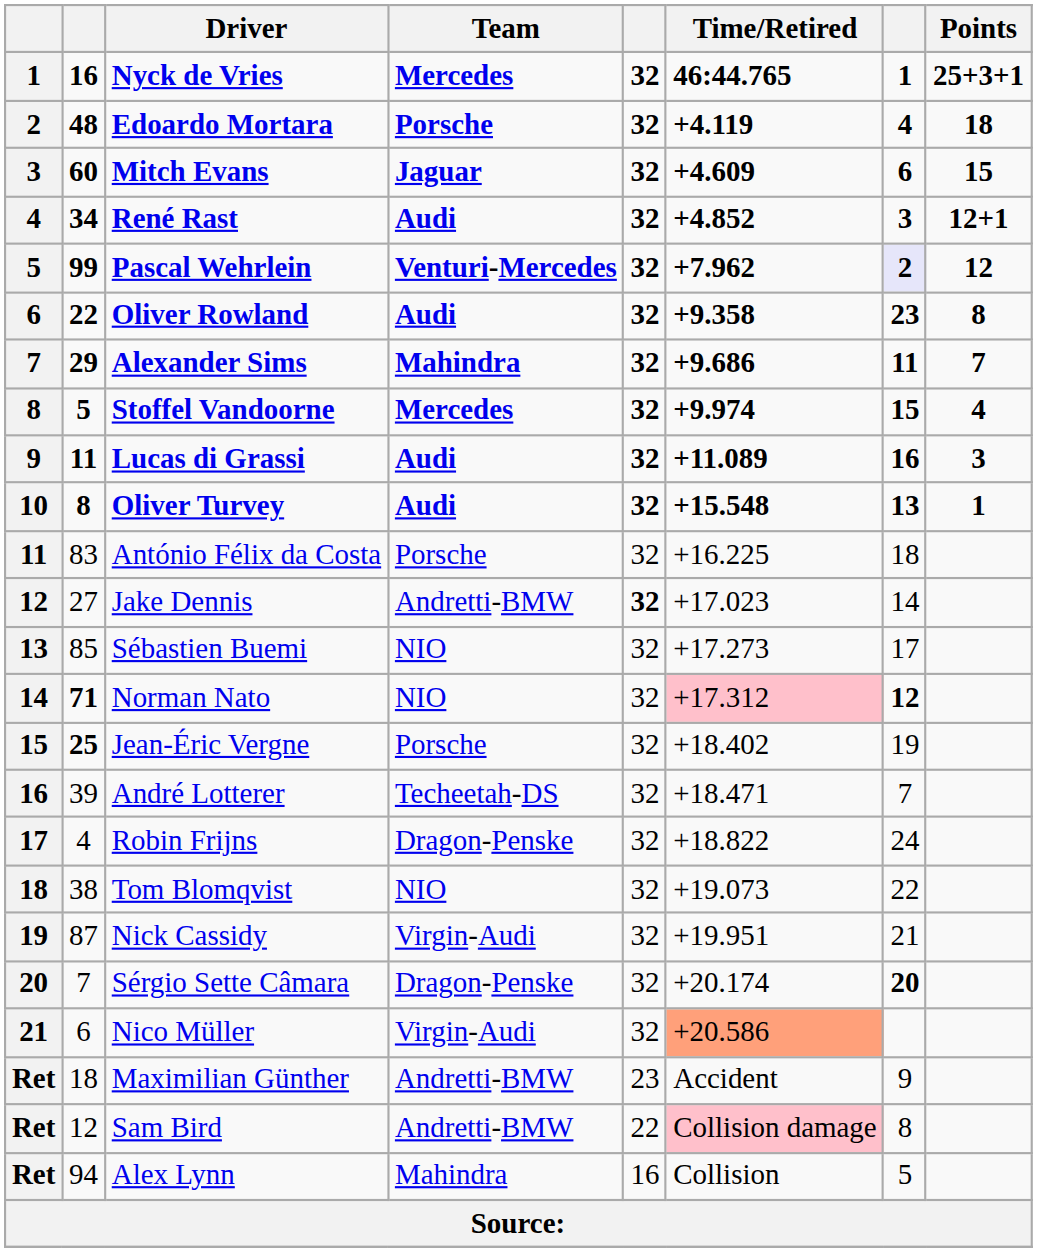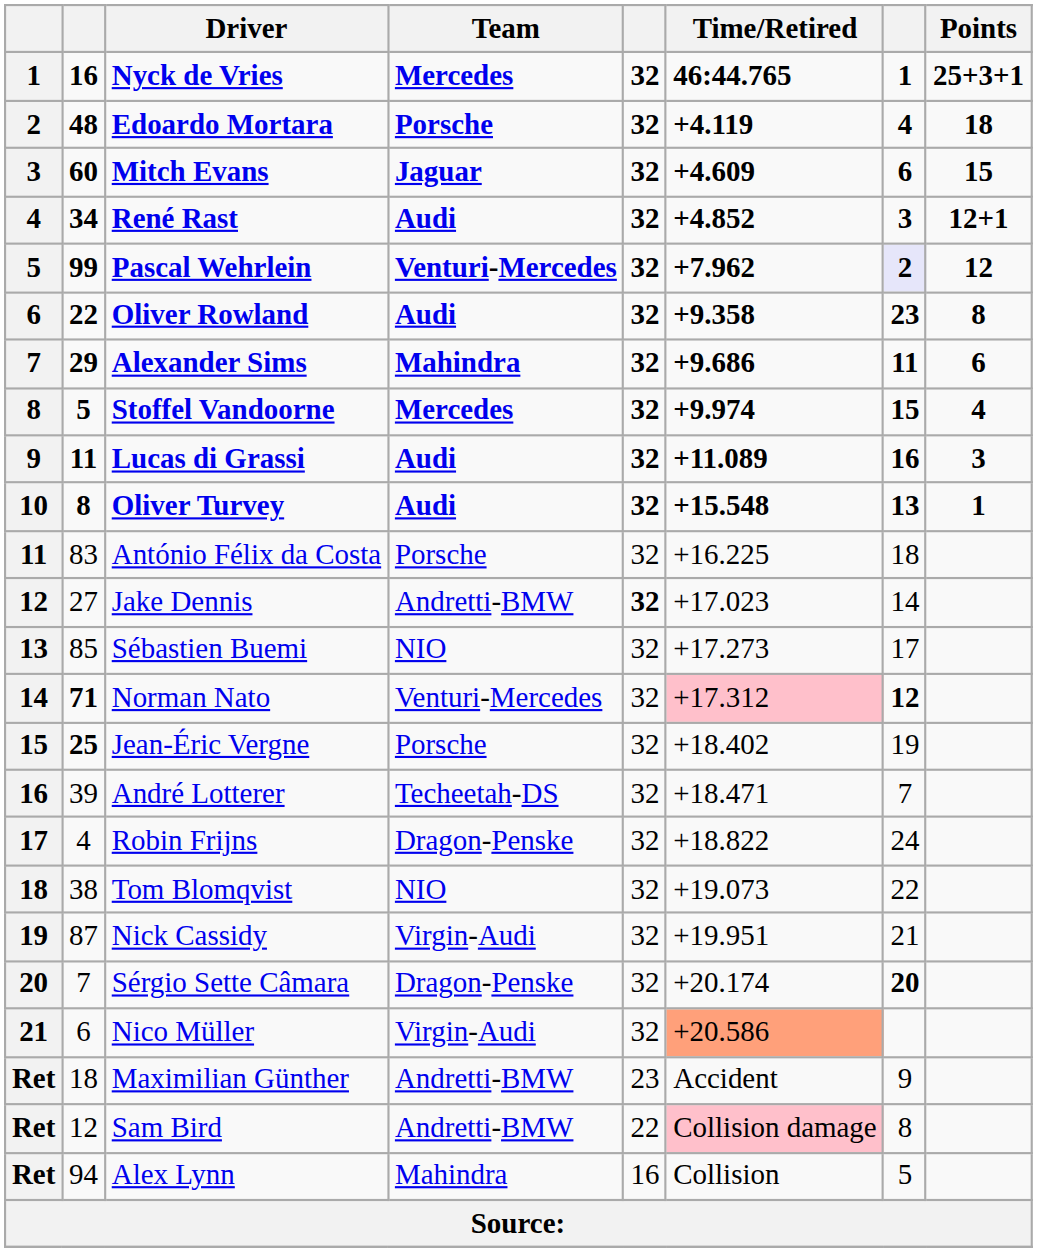(979, 362) 7 -> (979, 362) 6
(421, 697) NIO -> (499, 697) Venturi-Mercedes
